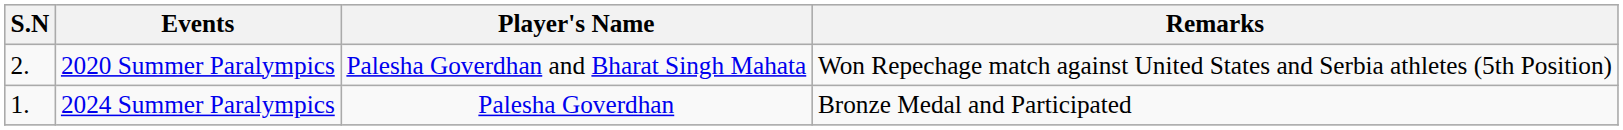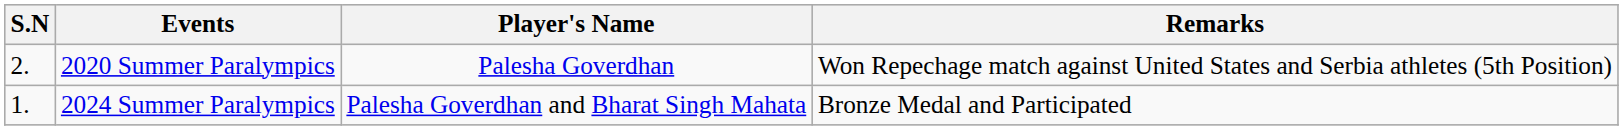(576, 64) Palesha Goverdhan and Bharat Singh Mahata -> (576, 64) Palesha Goverdhan
(576, 104) Palesha Goverdhan -> (576, 104) Palesha Goverdhan and Bharat Singh Mahata
